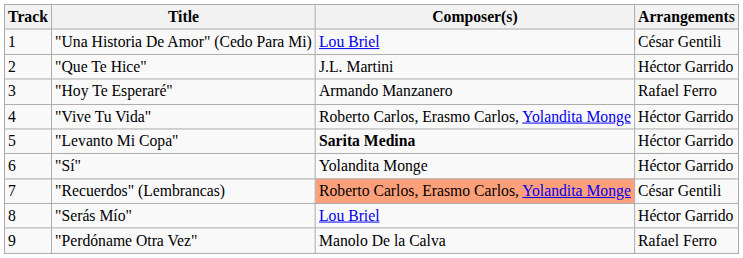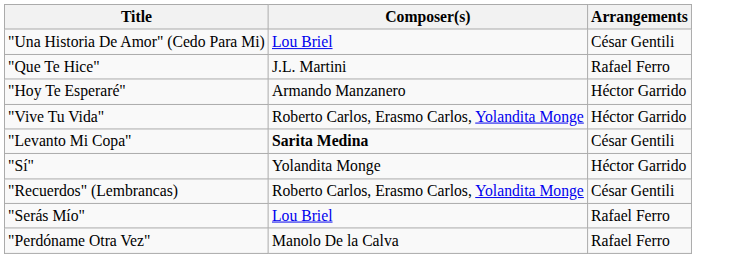- column: (28, 16)
(686, 66) Héctor Garrido -> (630, 66) Rafael Ferro
(677, 91) Rafael Ferro -> (639, 91) Héctor Garrido
(686, 141) Héctor Garrido -> (633, 141) César Gentili
(475, 191) lightsalmon background -> (428, 191) no background
(686, 215) Héctor Garrido -> (630, 215) Rafael Ferro
